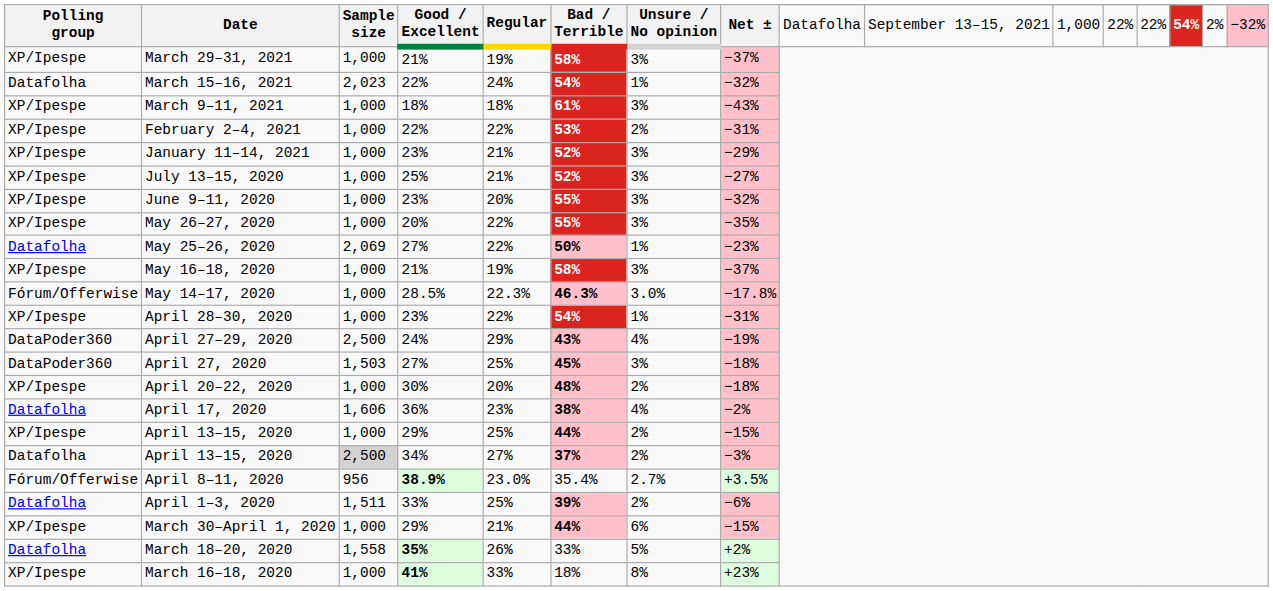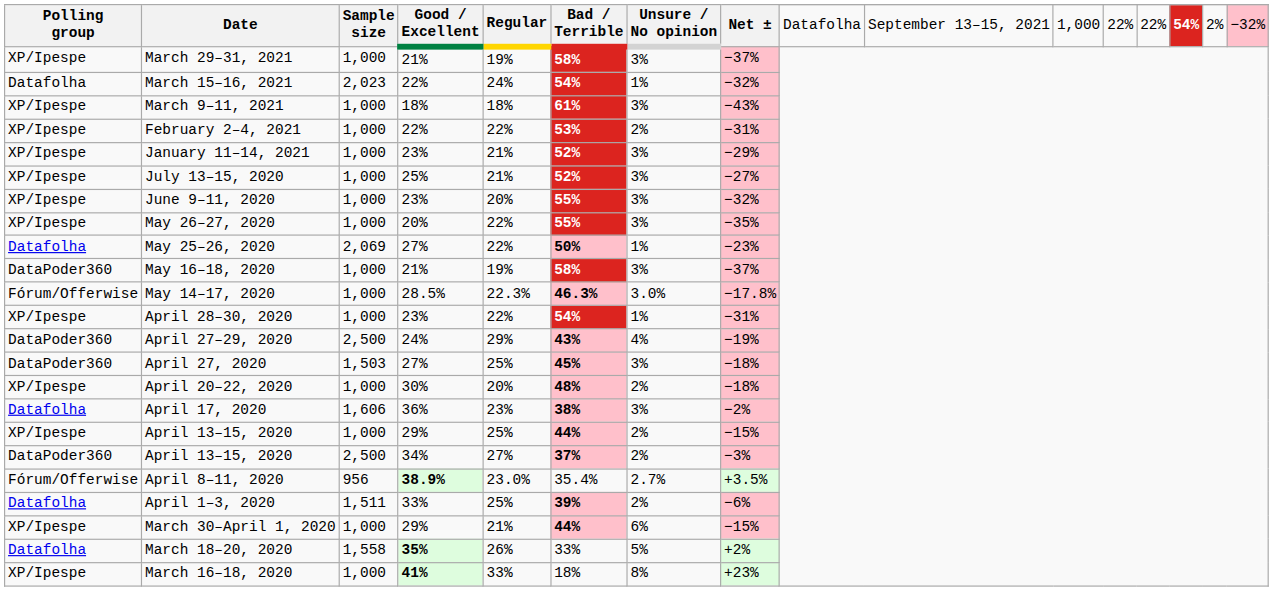(47, 271) XP/Ipespe -> (60, 271) DataPoder360
(639, 411) 4% -> (639, 411) 3%
(47, 458) Datafolha -> (60, 458) DataPoder360
(364, 458) lightgrey background -> (364, 458) no background
